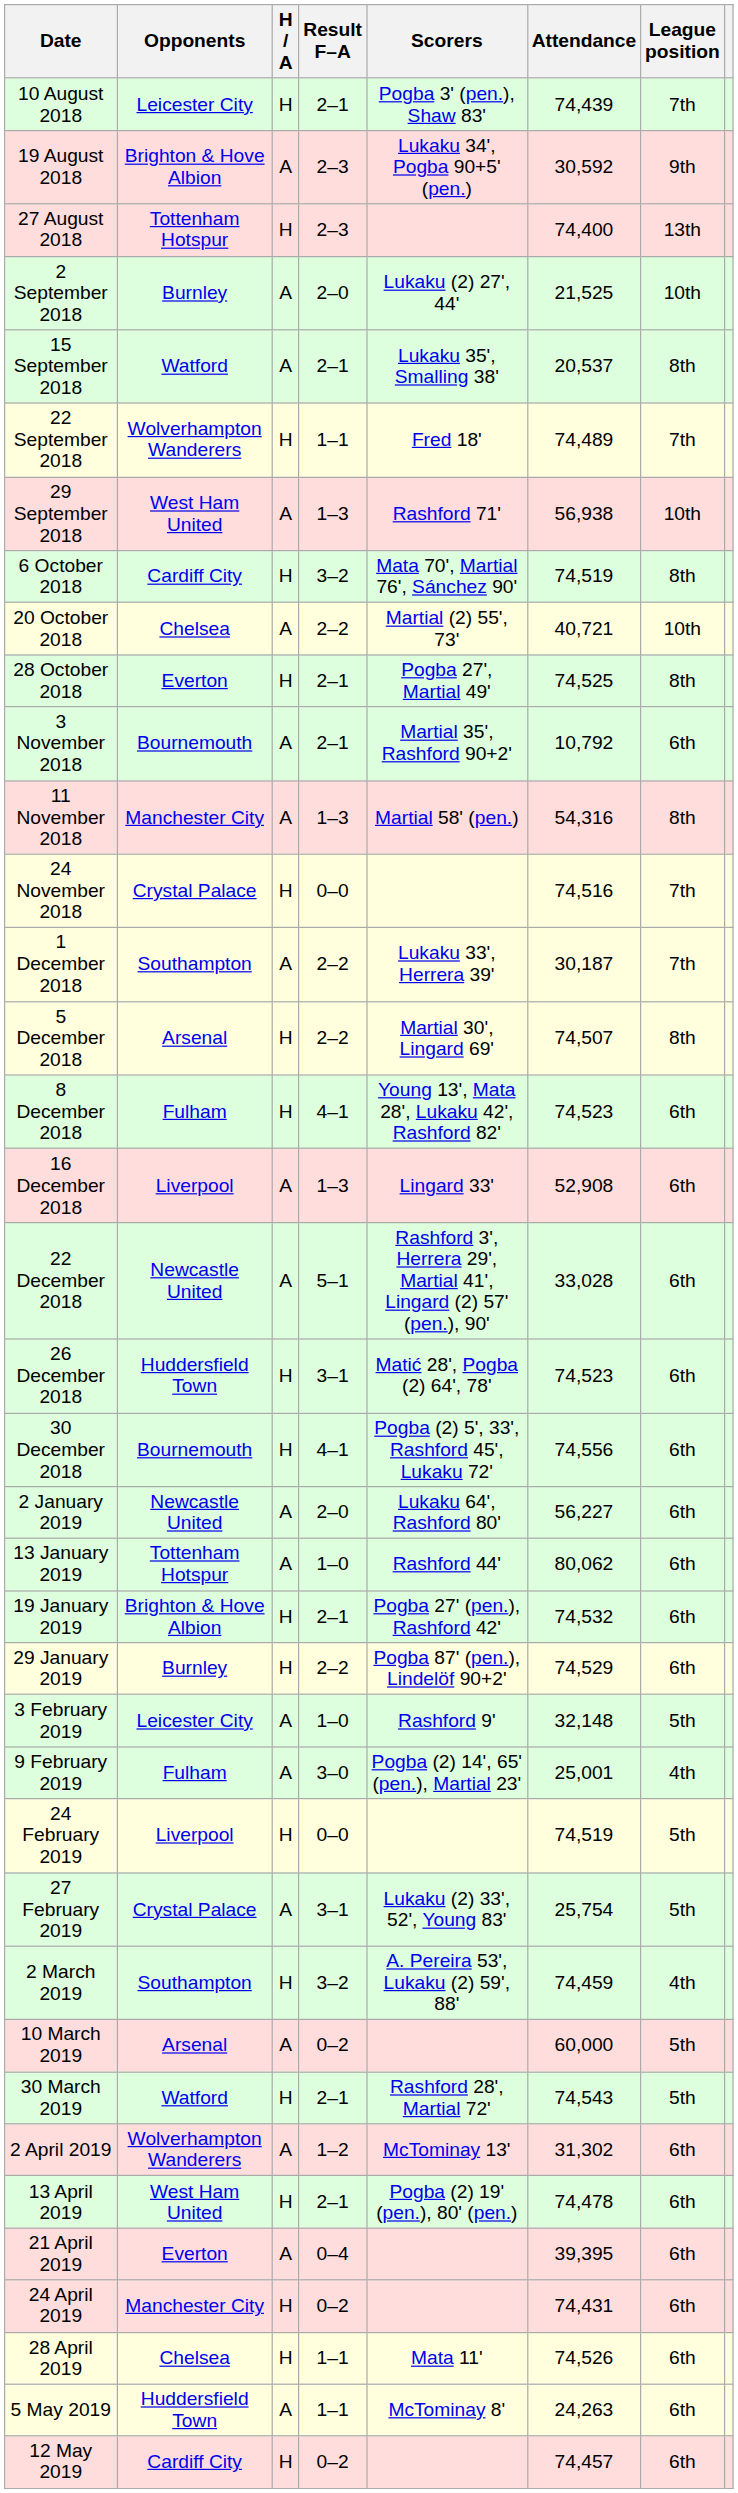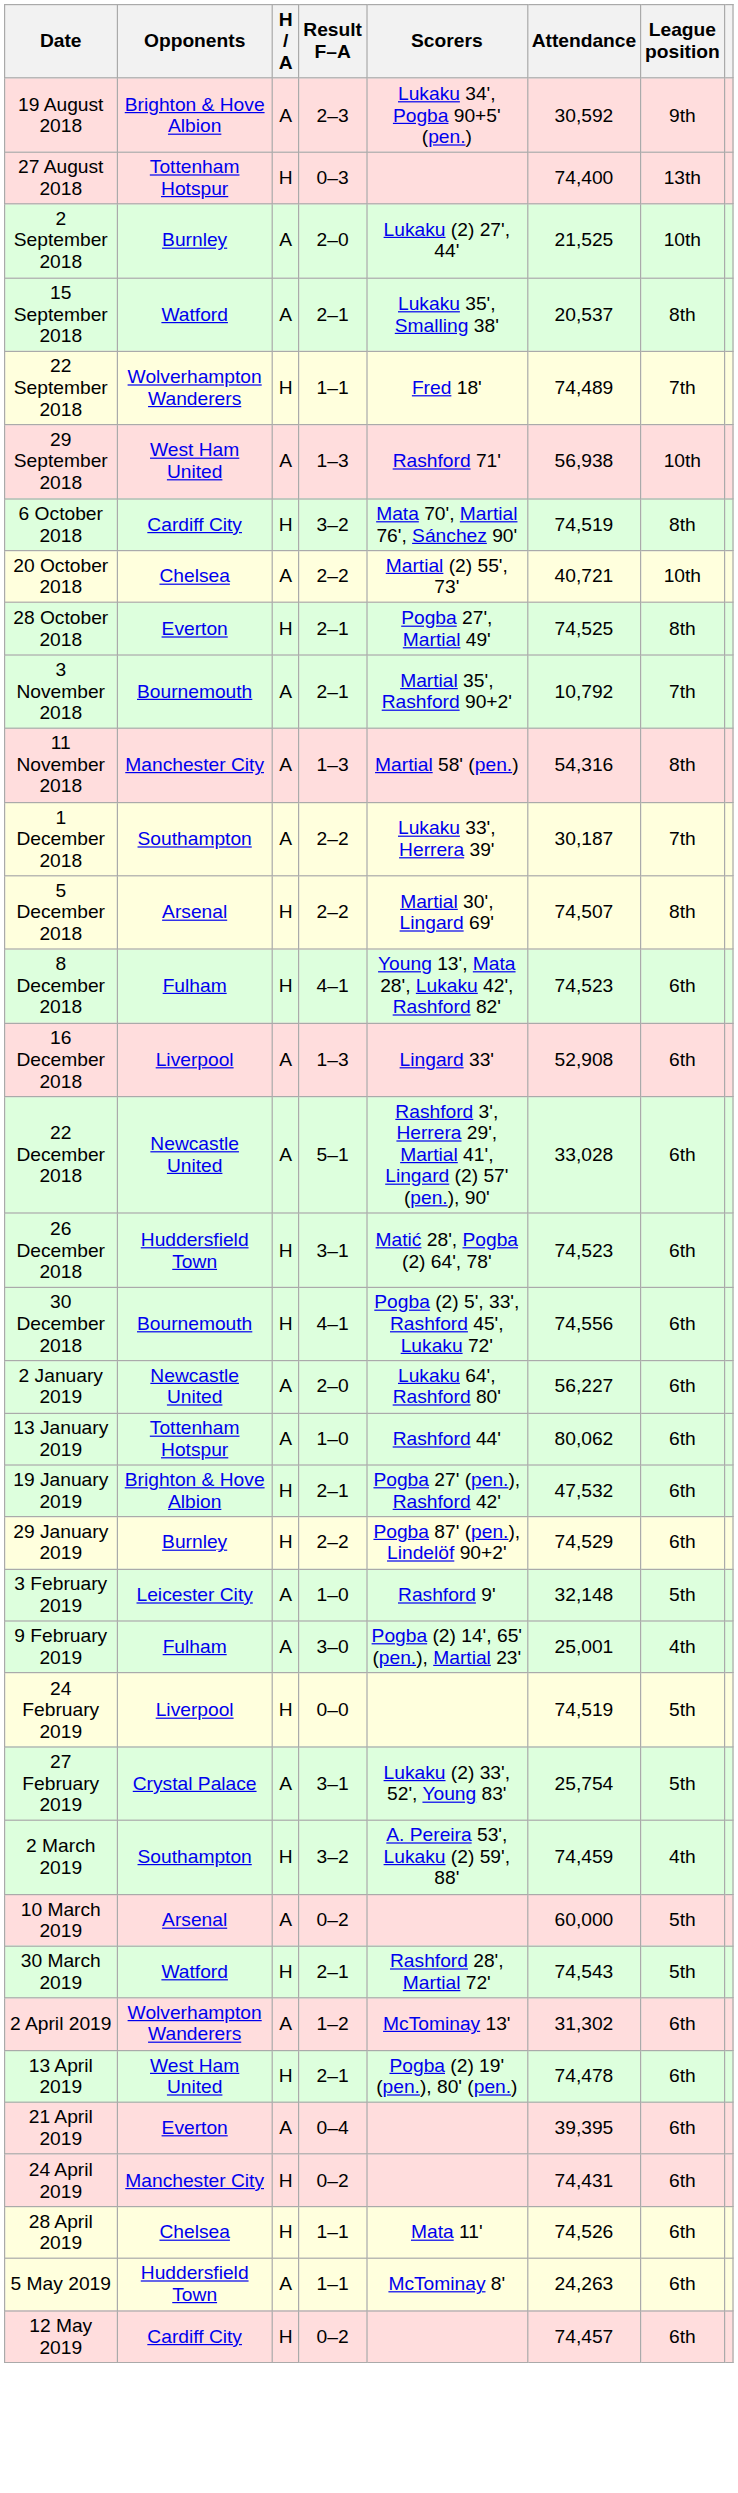- row: (61, 104)
(333, 229) 2–3 -> (333, 177) 0–3
(682, 743) 6th -> (682, 691) 7th
- row: (61, 890)
(584, 1616) 74,532 -> (584, 1490) 47,532
